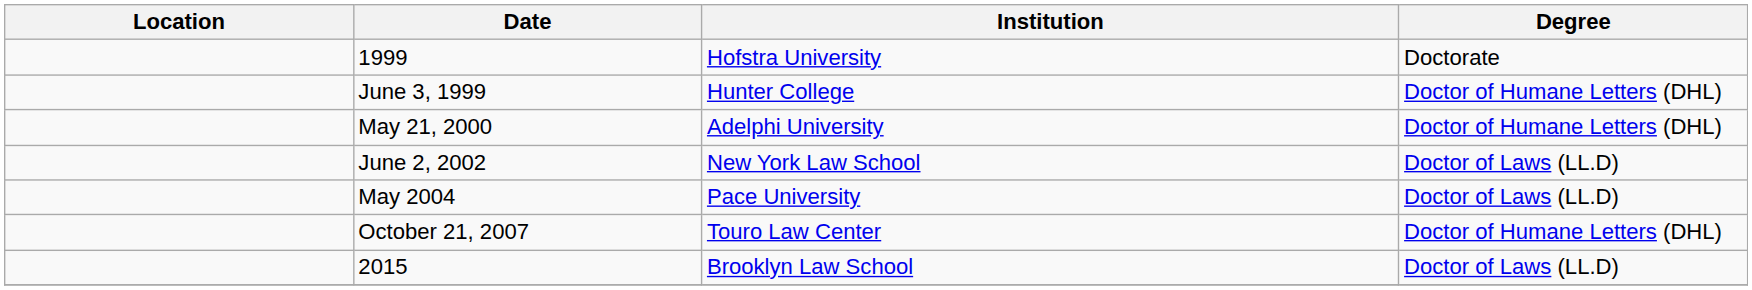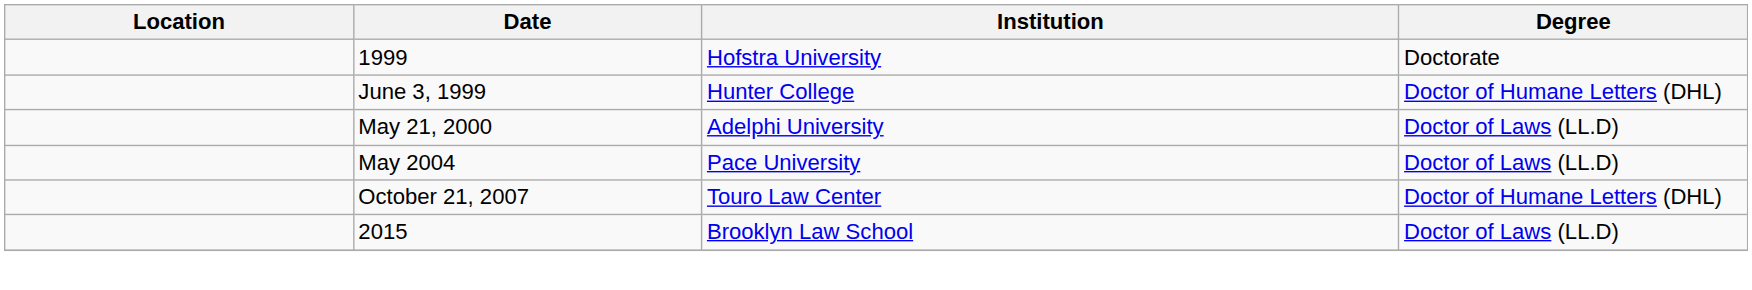(1563, 127) Doctor of Humane Letters (DHL) -> (1511, 127) Doctor of Laws (LL.D)
- row: (422, 162)
